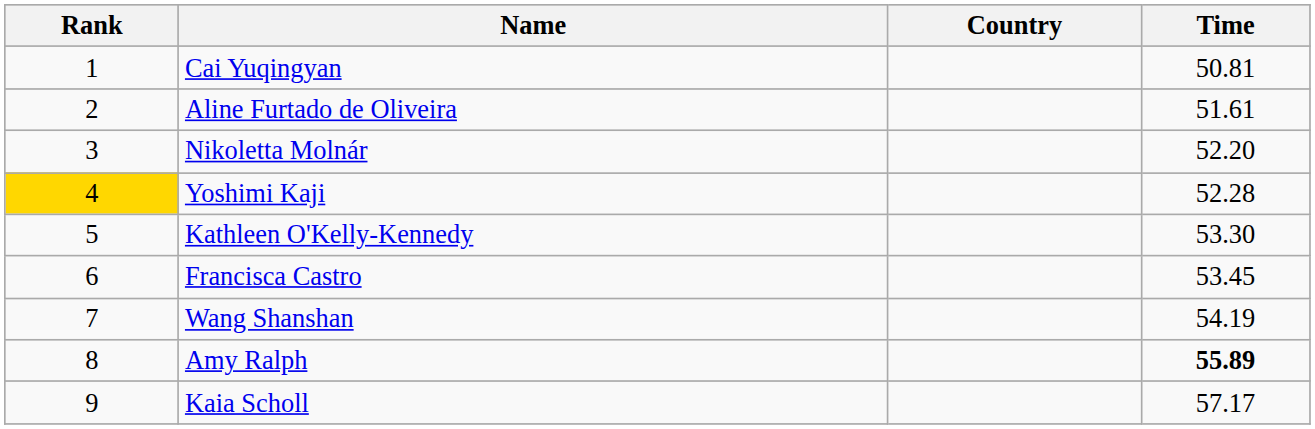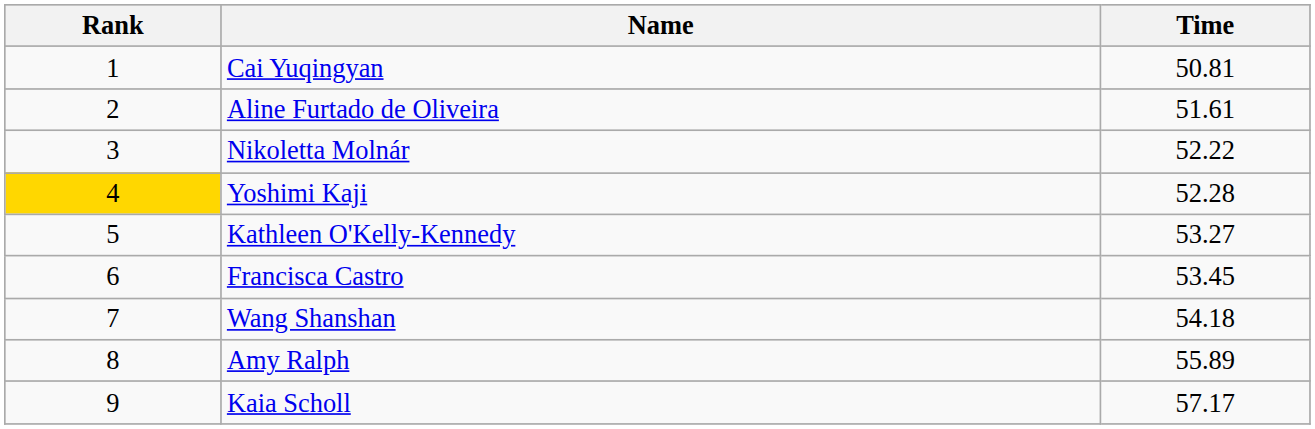- column: (1014, 25)
(1226, 151) 52.20 -> (1205, 151) 52.22
(1226, 234) 53.30 -> (1205, 234) 53.27
(1226, 318) 54.19 -> (1205, 318) 54.18
(1226, 360) bold -> (1205, 360) normal
